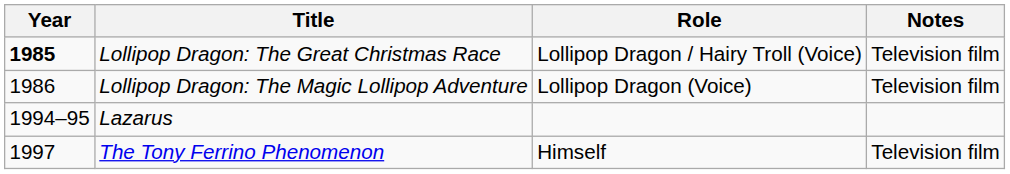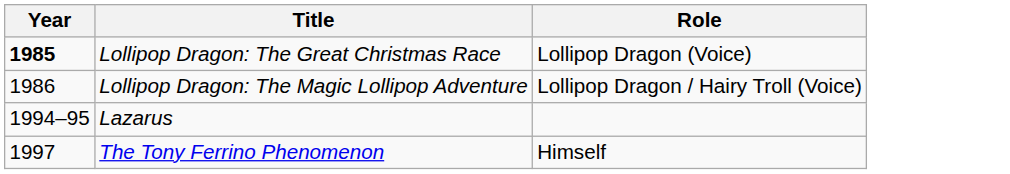- column: (936, 20)
(699, 53) Lollipop Dragon / Hairy Troll (Voice) -> (644, 53) Lollipop Dragon (Voice)
(644, 86) Lollipop Dragon (Voice) -> (699, 86) Lollipop Dragon / Hairy Troll (Voice)
